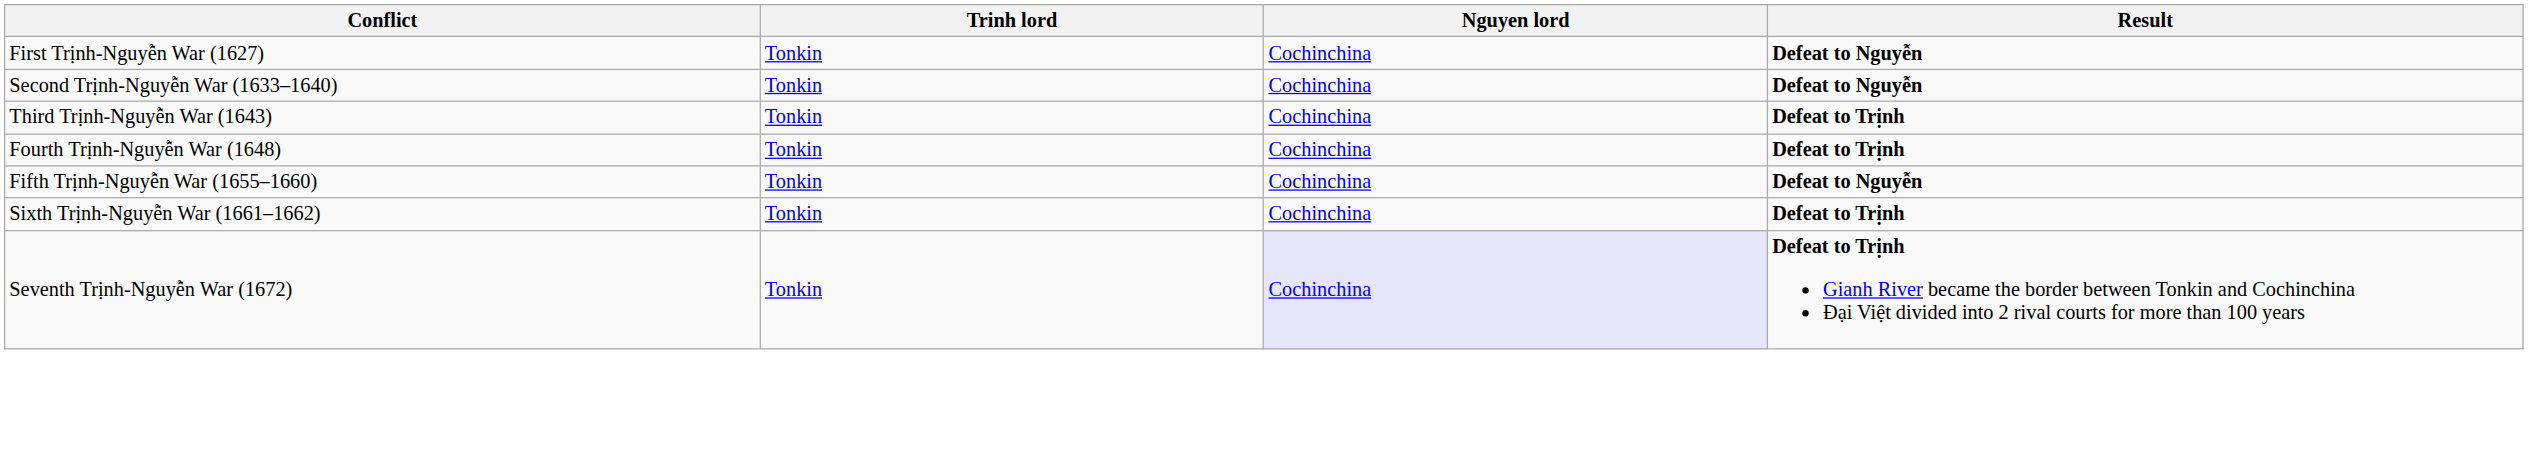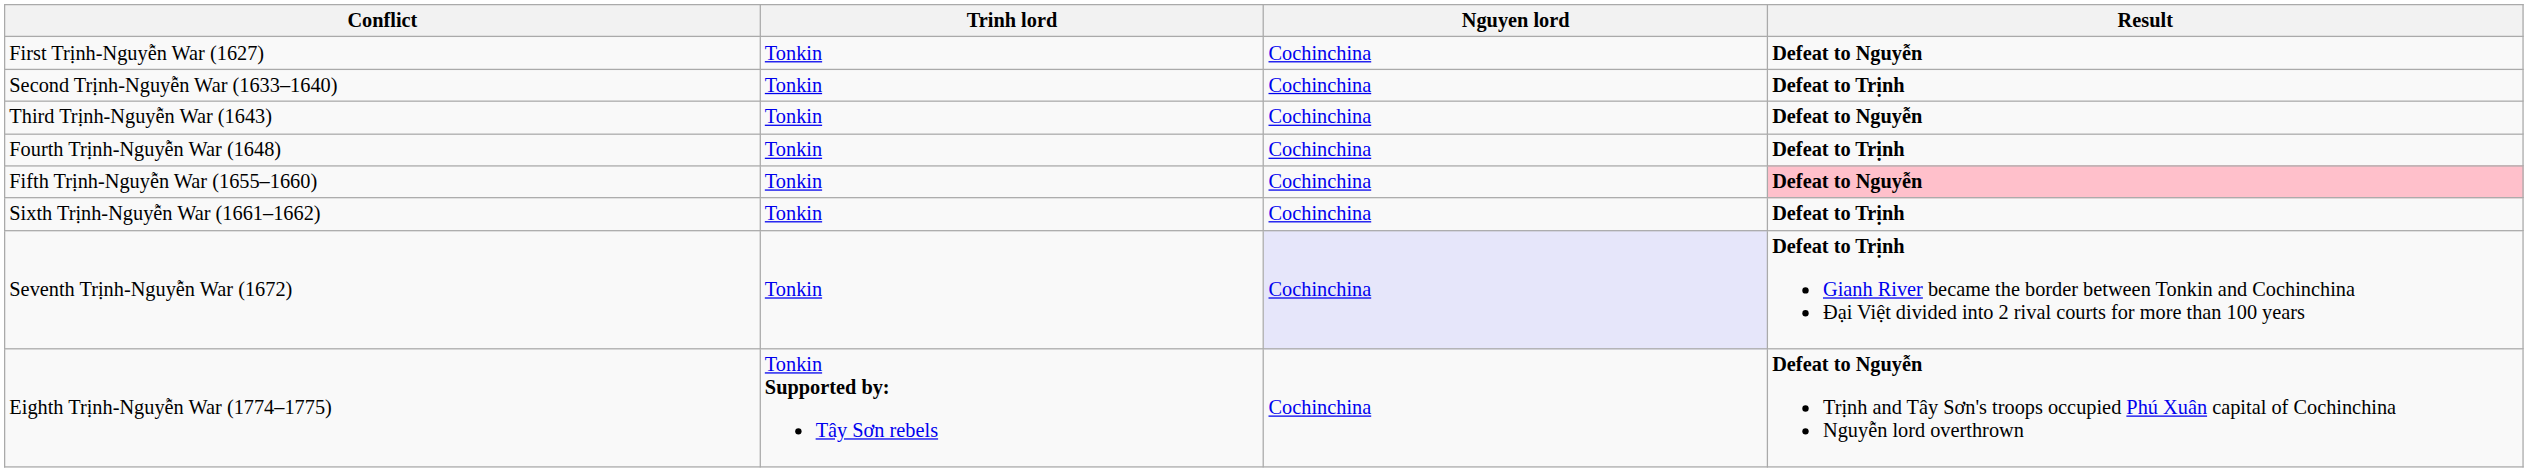(1847, 85) Defeat to Nguyễn -> (1838, 85) Defeat to Trịnh
(1838, 117) Defeat to Trịnh -> (1847, 117) Defeat to Nguyễn
(1847, 181) no background -> (1847, 181) pink background
+ row: (171, 407)
